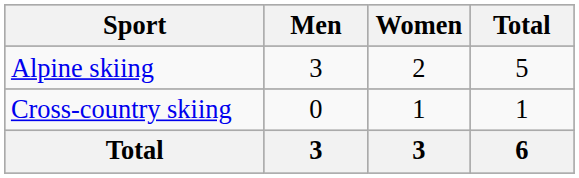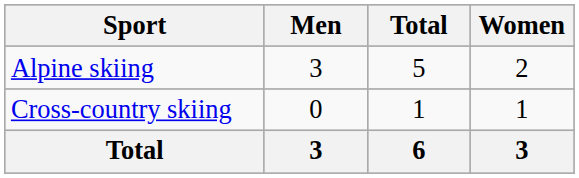columns swapped: (419, 25) <-> (522, 25)
